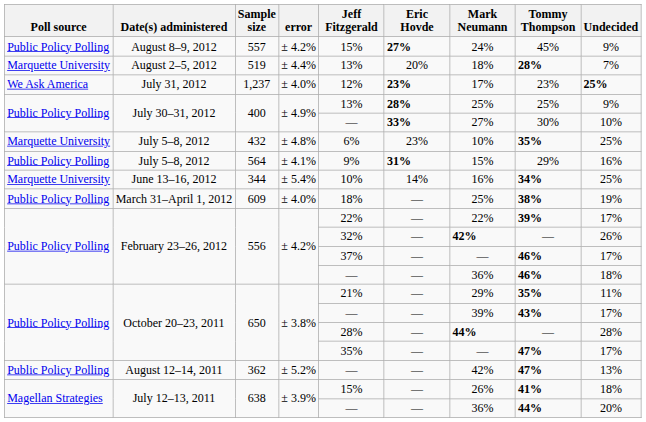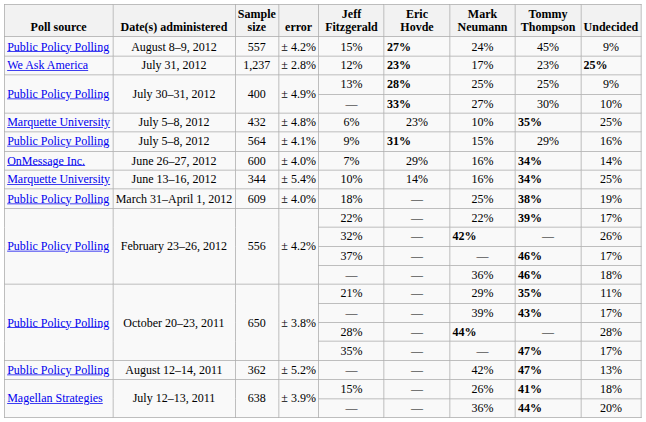- row: (174, 65)
(299, 84) ± 4.0% -> (299, 65) ± 2.8%
+ row: (174, 160)
